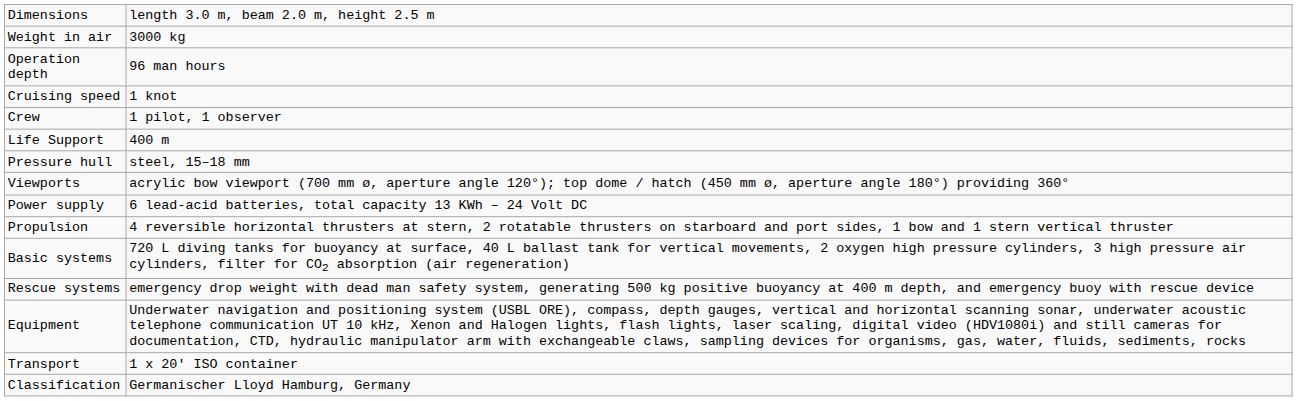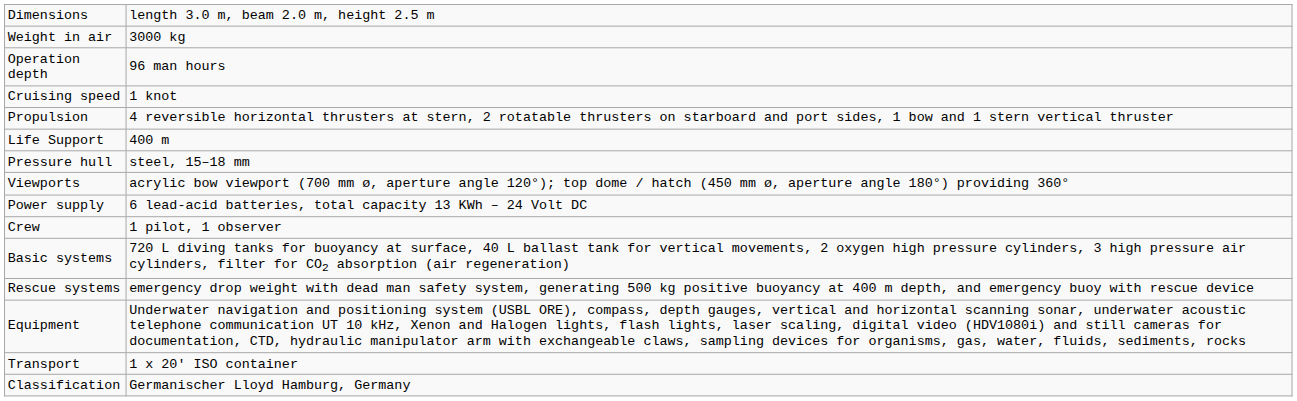rows swapped: (24, 118) <-> (48, 227)
